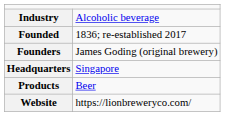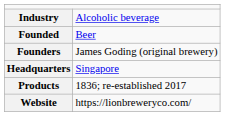(131, 34) 1836; re-established 2017 -> (86, 34) Beer
(86, 85) Beer -> (131, 85) 1836; re-established 2017
